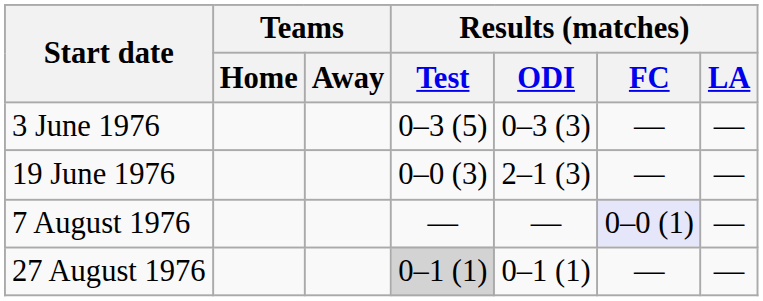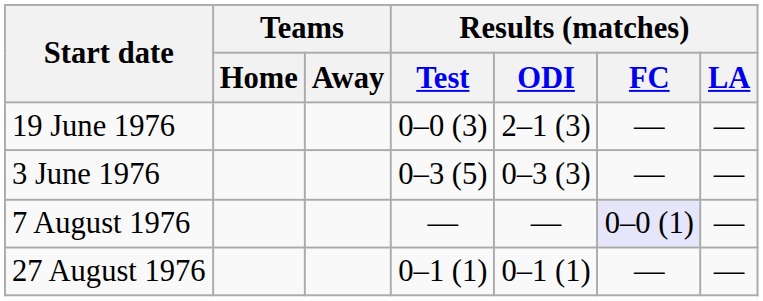rows swapped: (86, 125) <-> (93, 174)
(443, 271) lightgrey background -> (443, 271) no background
